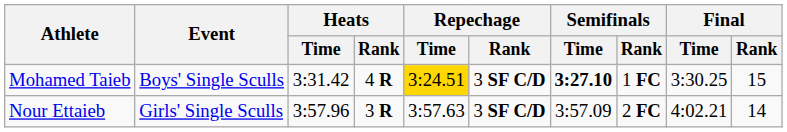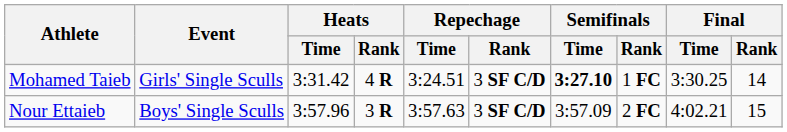(212, 80) Boys' Single Sculls -> (211, 80) Girls' Single Sculls
(436, 80) gold background -> (436, 80) no background
(757, 80) 15 -> (757, 80) 14
(211, 111) Girls' Single Sculls -> (212, 111) Boys' Single Sculls
(757, 111) 14 -> (757, 111) 15
